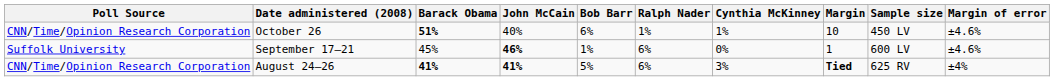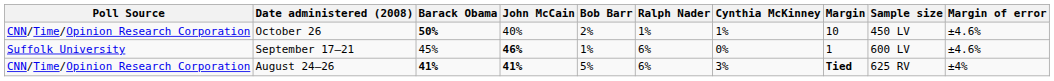(428, 31) 51% -> (428, 31) 50%
(587, 31) 6% -> (587, 31) 2%
